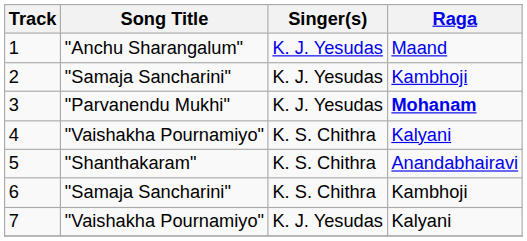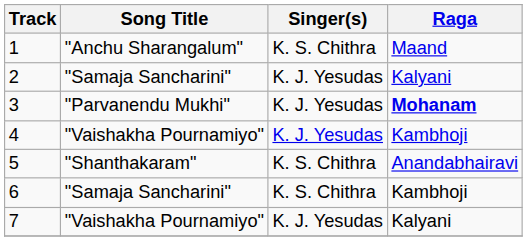(328, 47) K. J. Yesudas -> (324, 47) K. S. Chithra
(429, 76) Kambhoji -> (421, 76) Kalyani
(324, 134) K. S. Chithra -> (328, 134) K. J. Yesudas
(421, 134) Kalyani -> (429, 134) Kambhoji
